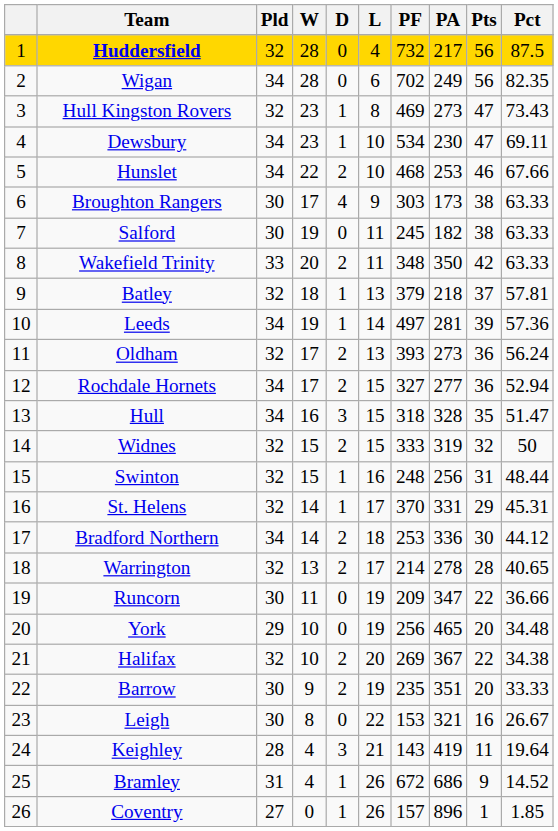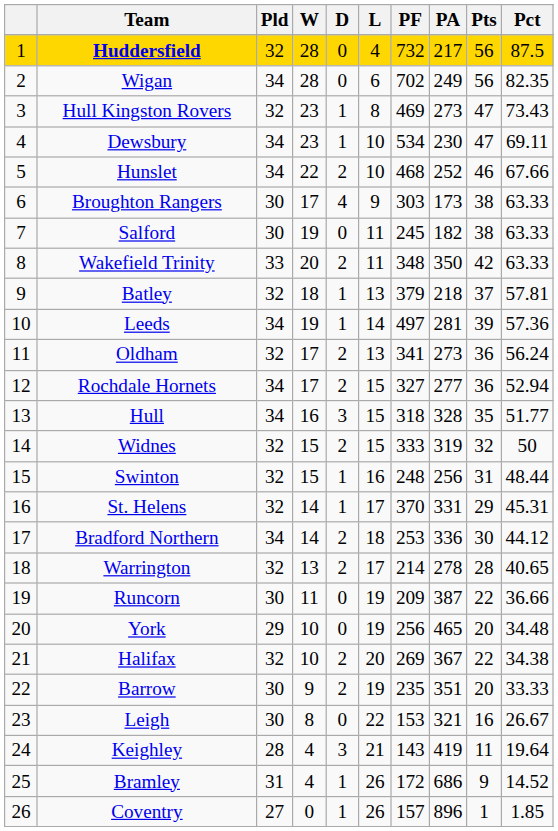(448, 171) 253 -> (448, 171) 252
(410, 354) 393 -> (410, 354) 341
(527, 415) 51.47 -> (527, 415) 51.77
(448, 598) 347 -> (448, 598) 387
(410, 780) 672 -> (410, 780) 172
